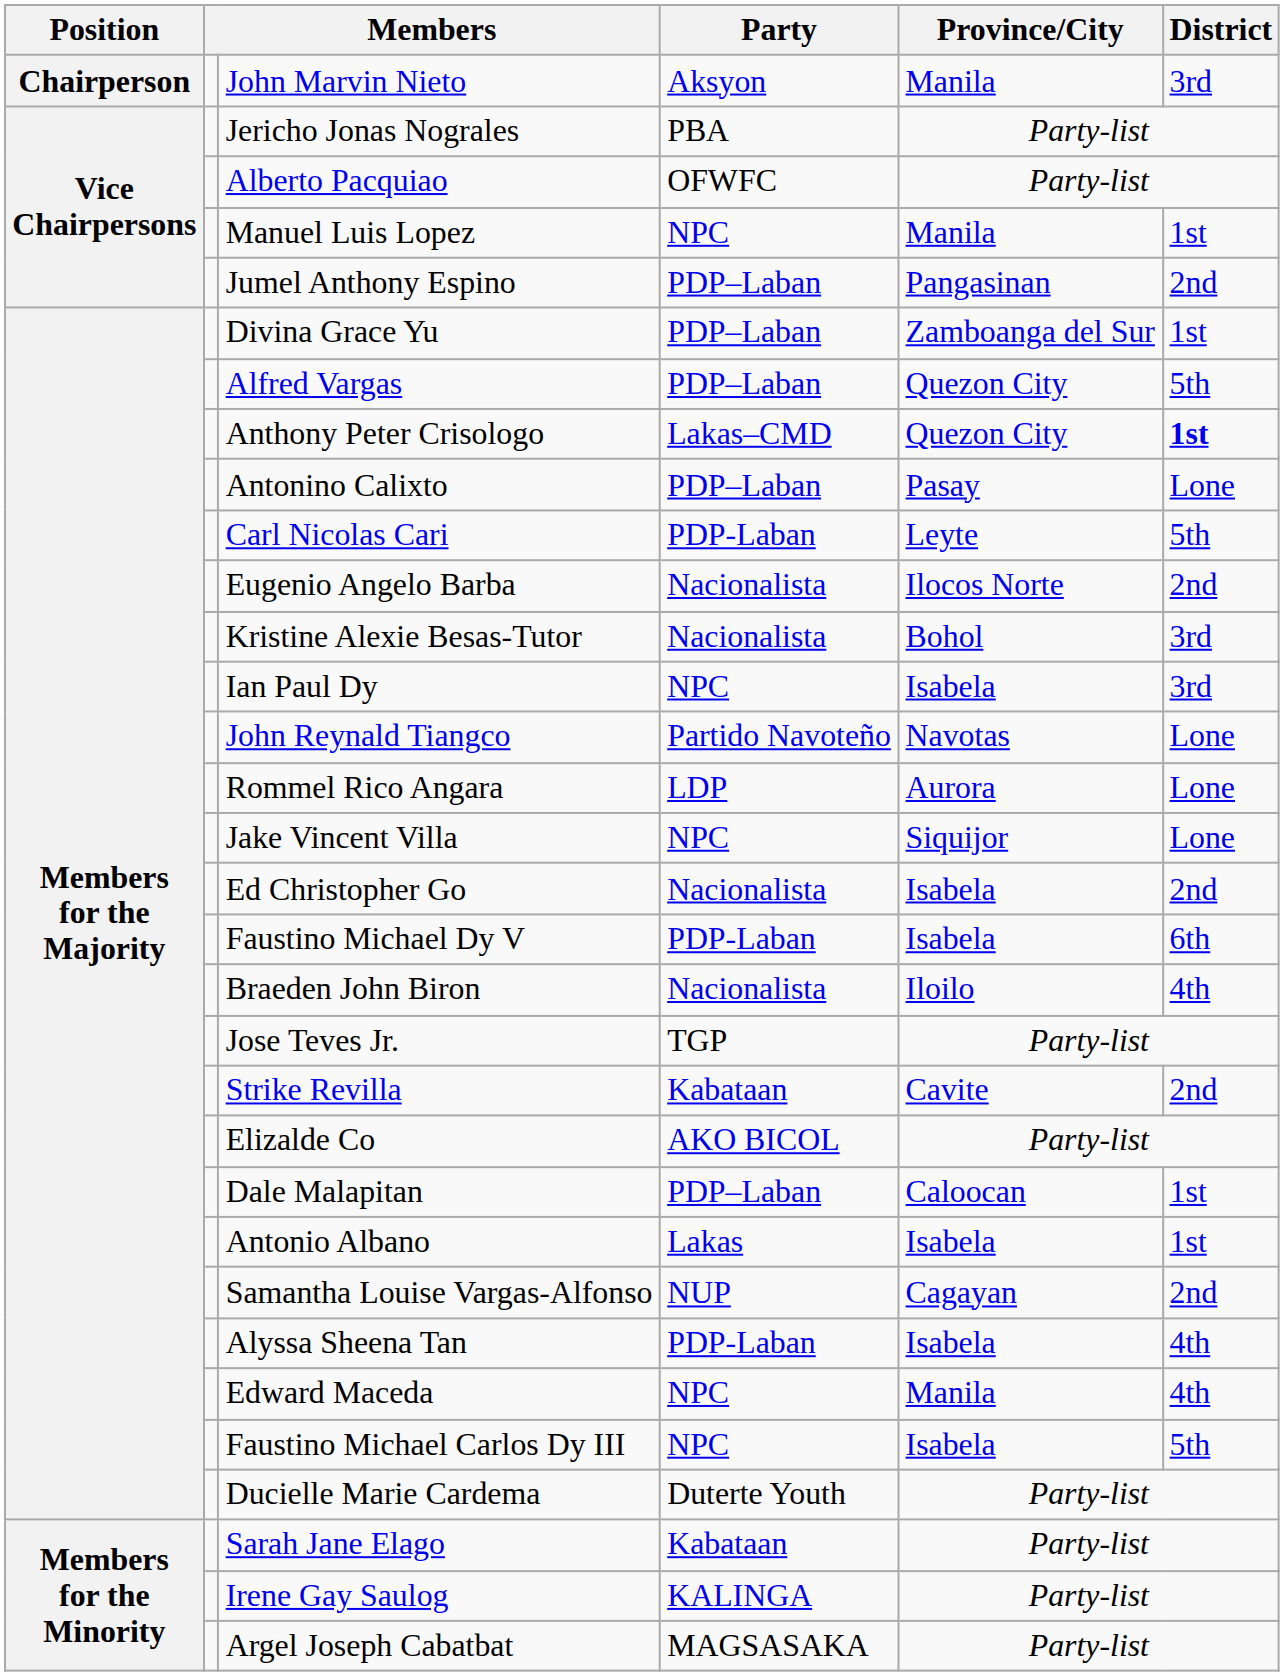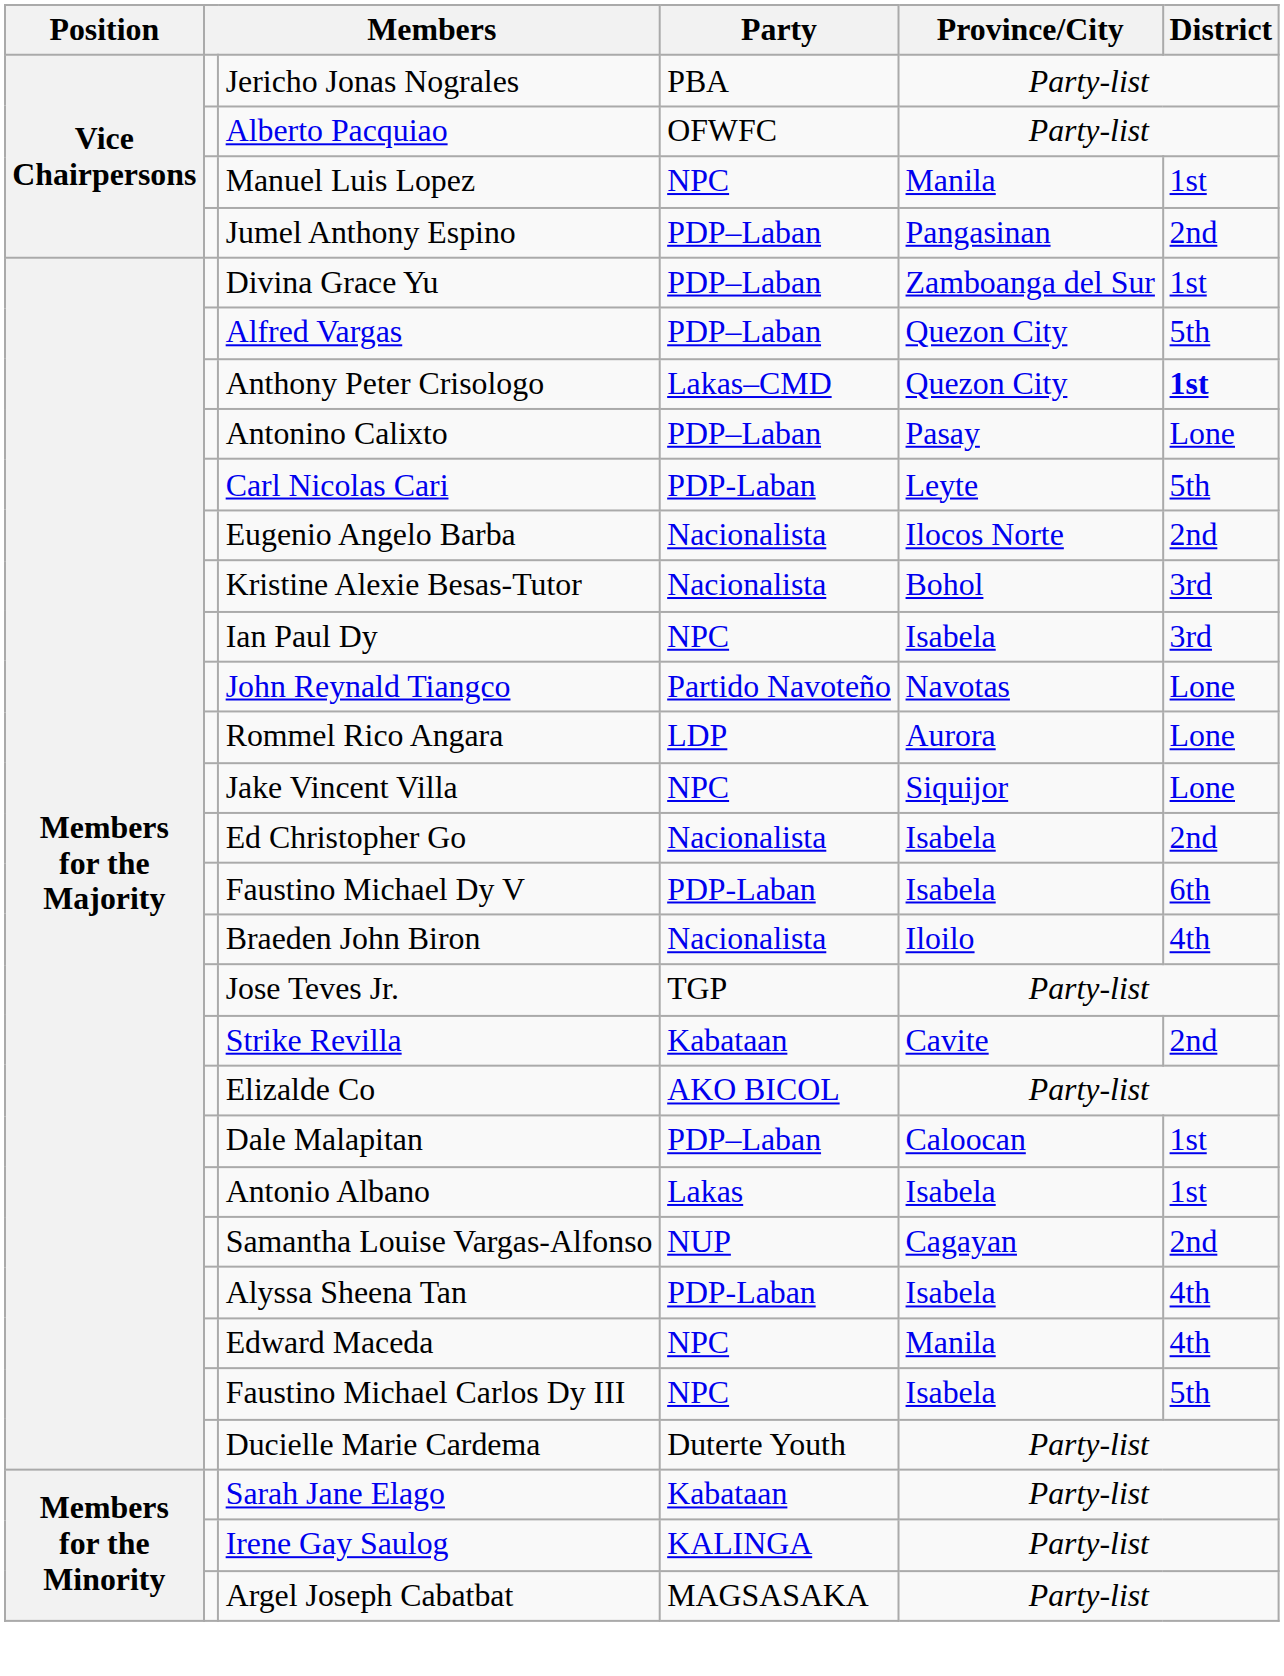- row: (346, 80)
